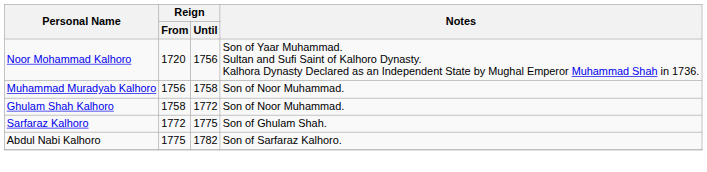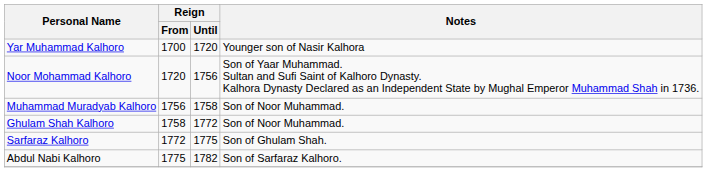+ row: (65, 47)
